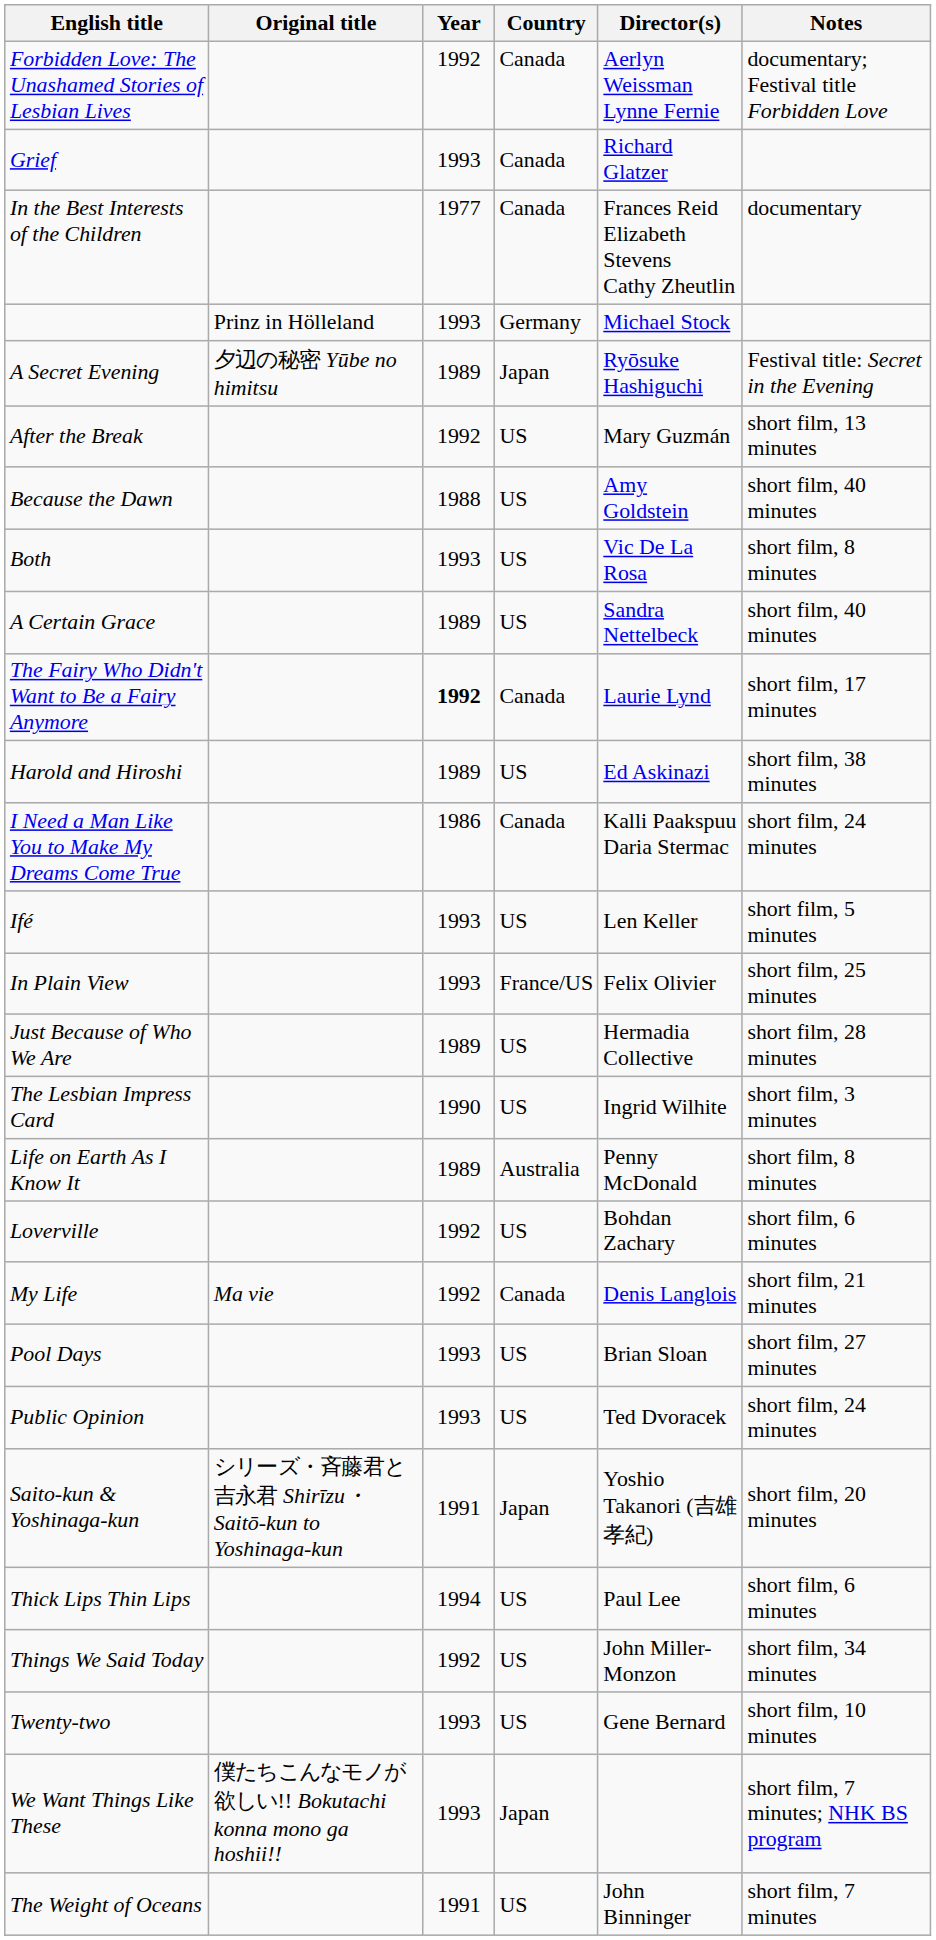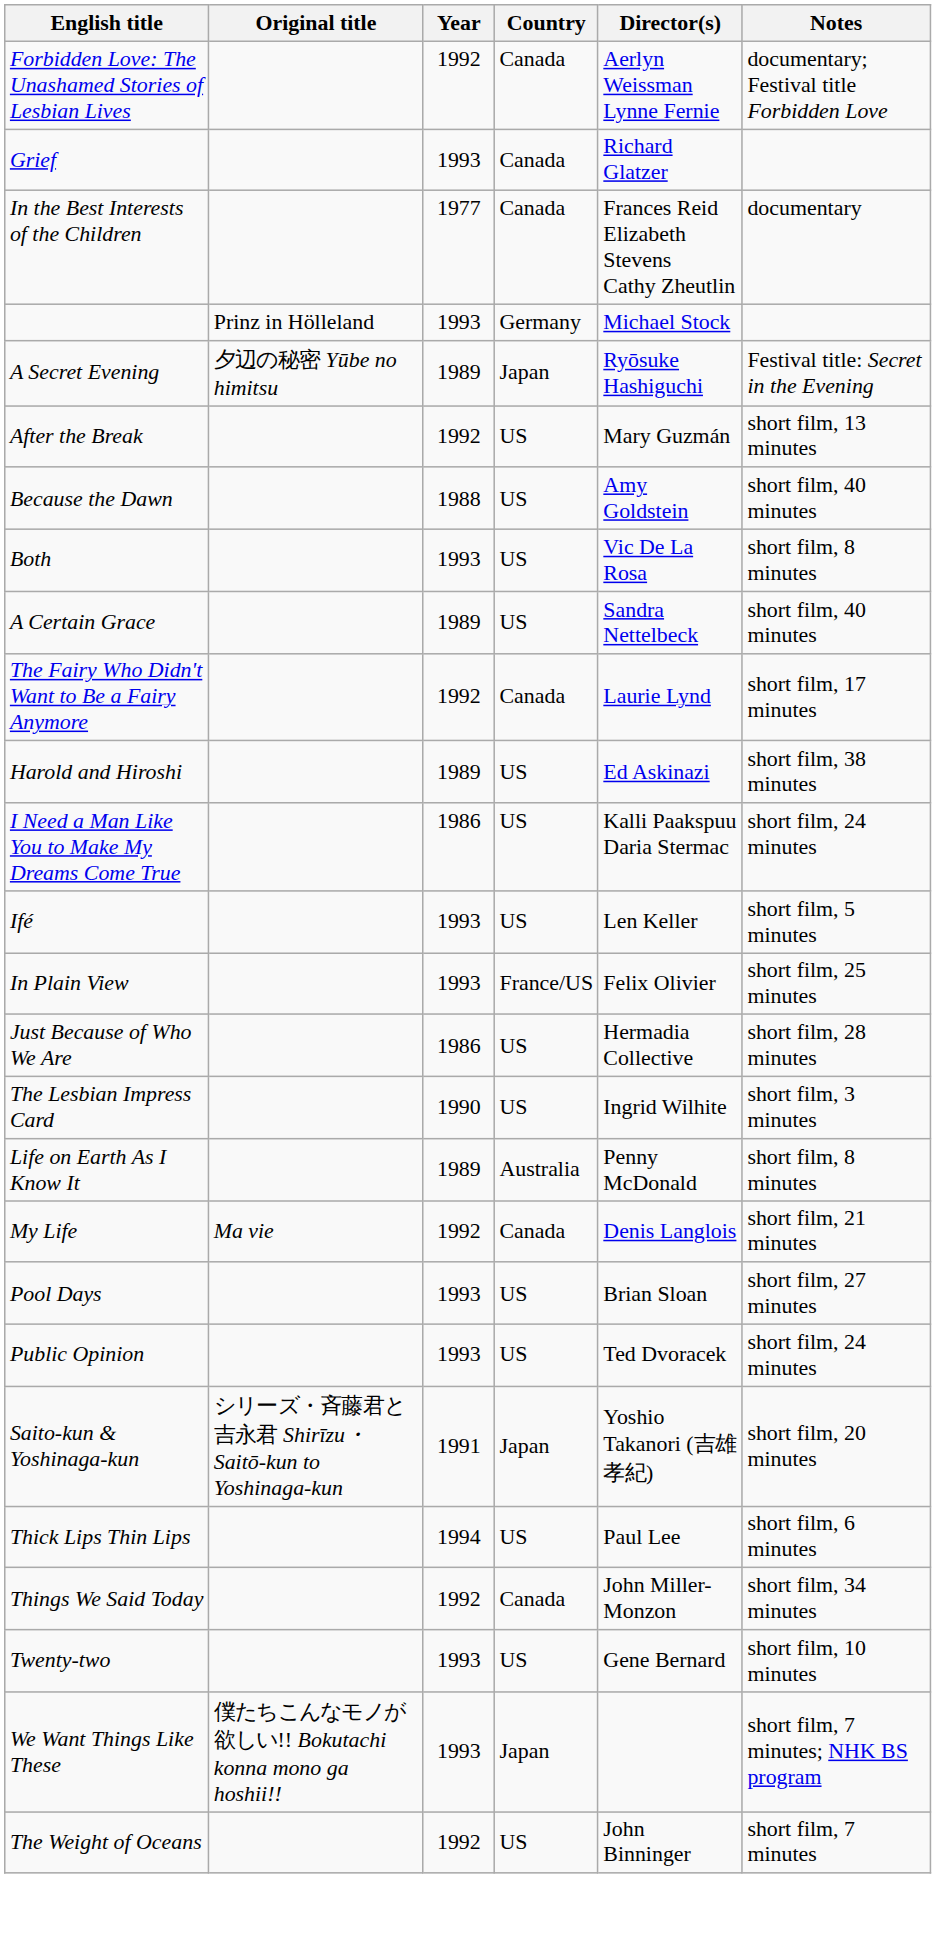(459, 697) bold -> (459, 697) normal
(532, 820) Canada -> (514, 820) US
(459, 1045) 1989 -> (459, 1045) 1986
- row: (54, 1231)
(514, 1660) US -> (532, 1598) Canada
(459, 1904) 1991 -> (459, 1842) 1992
